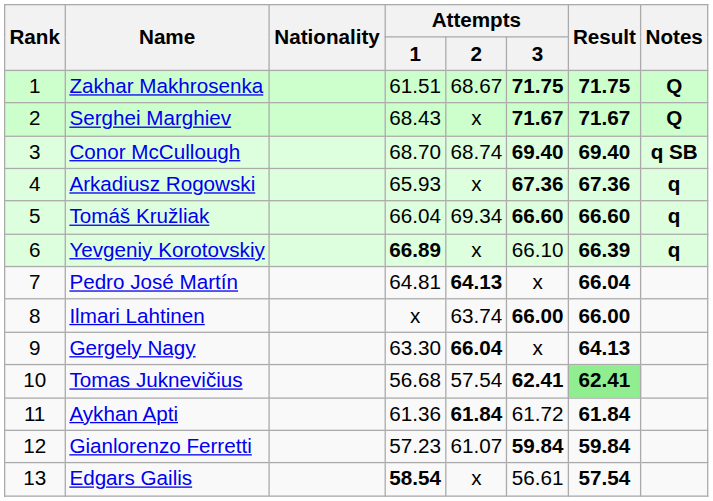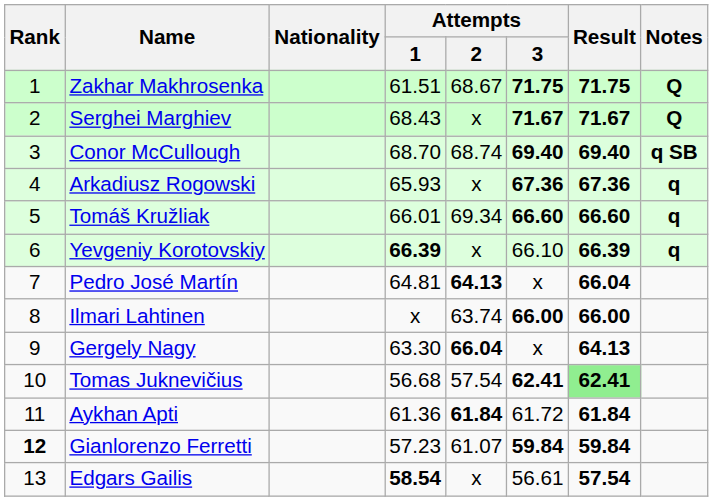(415, 217) 66.04 -> (415, 217) 66.01
(415, 250) 66.89 -> (415, 250) 66.39
(35, 446) normal -> (35, 446) bold
